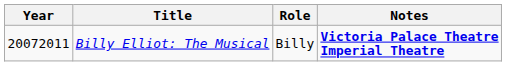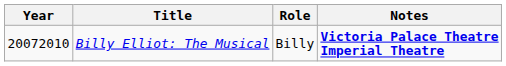(39, 43) 20072011 -> (39, 43) 20072010
